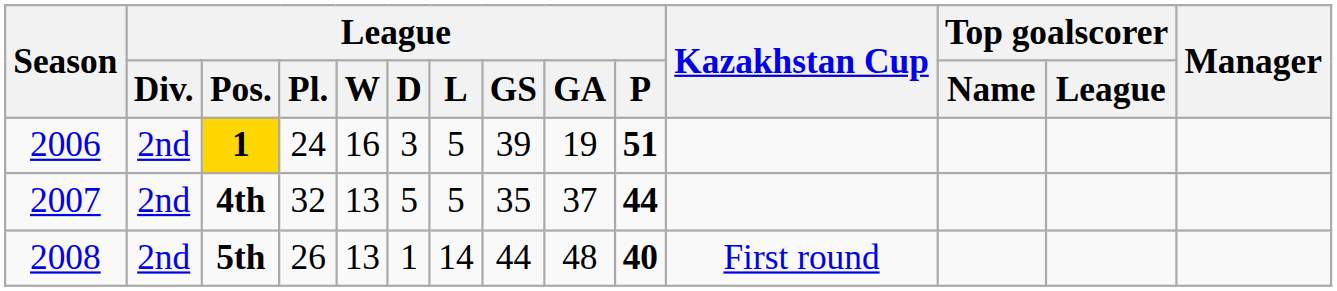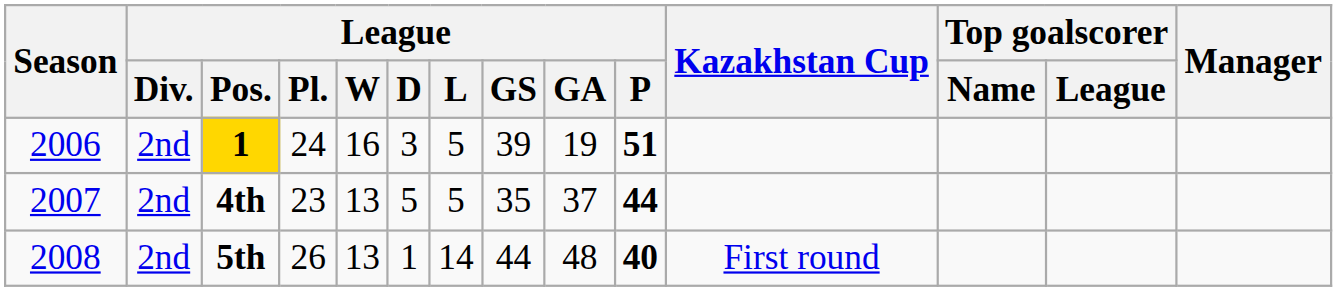(308, 200) 32 -> (308, 200) 23
